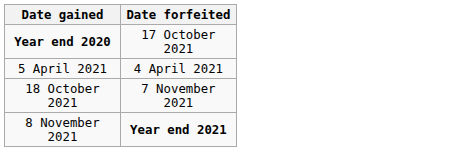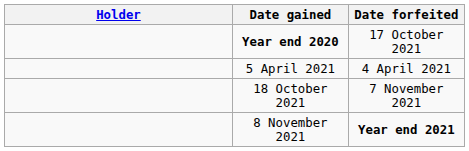+ column: (118, 15)
